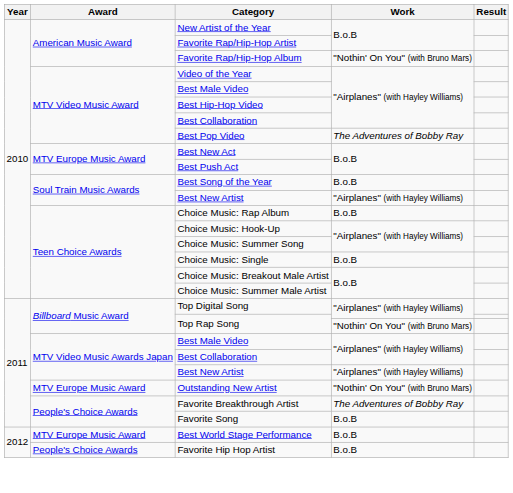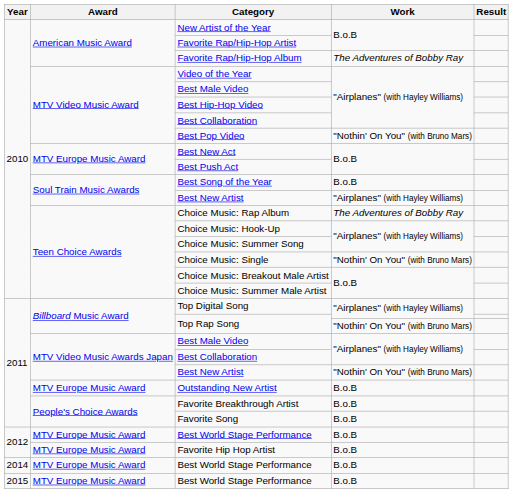(403, 58) "Nothin' On You" (with Bruno Mars) -> (398, 58) The Adventures of Bobby Ray
(398, 136) The Adventures of Bobby Ray -> (403, 136) "Nothin' On You" (with Bruno Mars)
(345, 213) B.o.B -> (398, 213) The Adventures of Bobby Ray
(345, 259) B.o.B -> (403, 259) "Nothin' On You" (with Bruno Mars)
(398, 372) "Airplanes" (with Hayley Williams) -> (403, 372) "Nothin' On You" (with Bruno Mars)
(403, 388) "Nothin' On You" (with Bruno Mars) -> (345, 388) B.o.B
(398, 403) The Adventures of Bobby Ray -> (345, 403) B.o.B
(85, 450) People's Choice Awards -> (89, 450) MTV Europe Music Award
+ row: (17, 465)
+ row: (17, 481)
